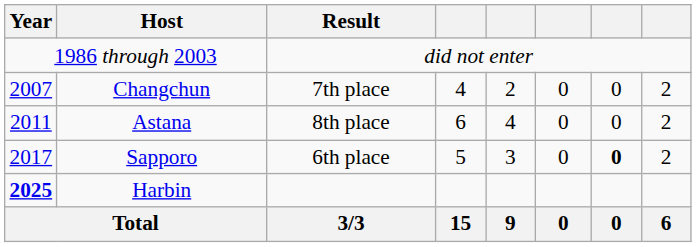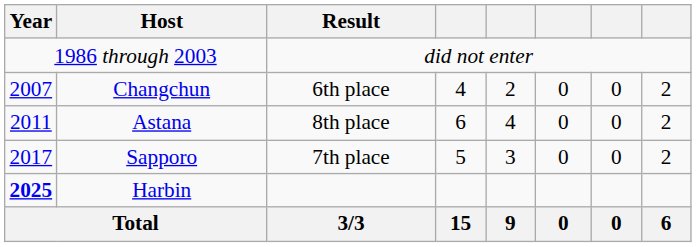(351, 88) 7th place -> (351, 88) 6th place
(351, 156) 6th place -> (351, 156) 7th place
(616, 156) bold -> (616, 156) normal
